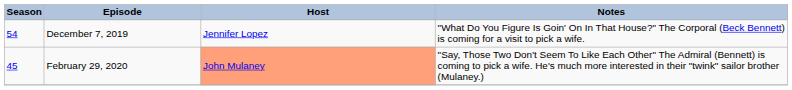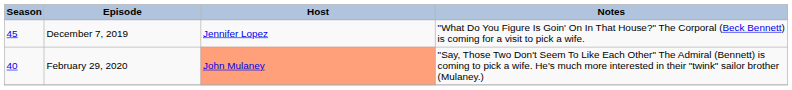(12, 33) 54 -> (12, 33) 45
(12, 66) 45 -> (12, 66) 40
